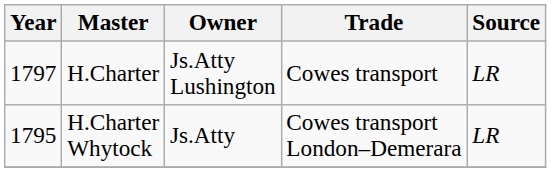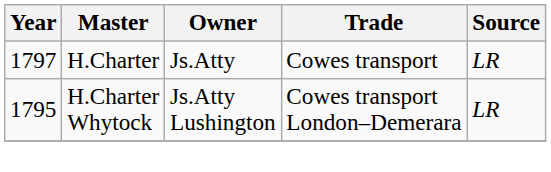(223, 72) Js.Atty Lushington -> (203, 59) Js.Atty
(203, 135) Js.Atty -> (223, 109) Js.Atty Lushington
